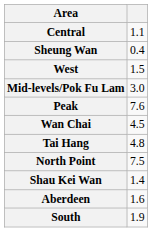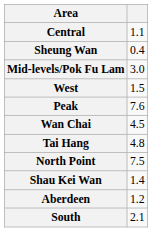rows swapped: (66, 69) <-> (66, 87)
(137, 198) 1.6 -> (137, 198) 1.2
(137, 217) 1.9 -> (137, 217) 2.1
